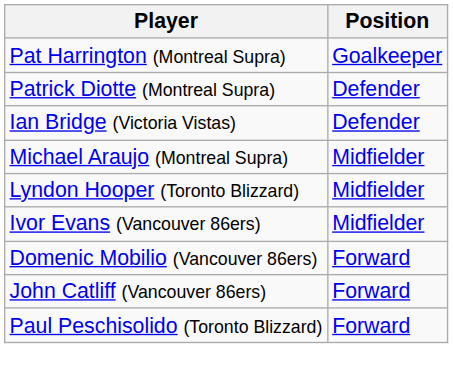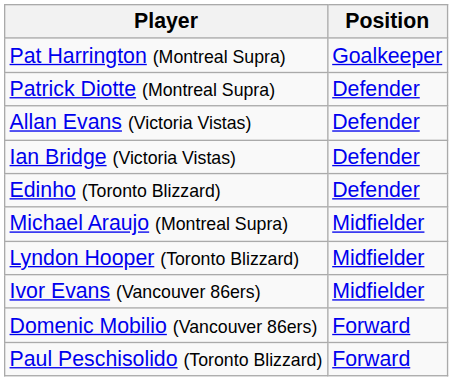+ row: (130, 122)
+ row: (115, 190)
- row: (138, 291)
